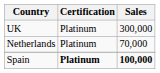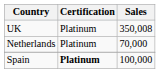(136, 28) 300,000 -> (136, 28) 350,008
(136, 60) bold -> (136, 60) normal
